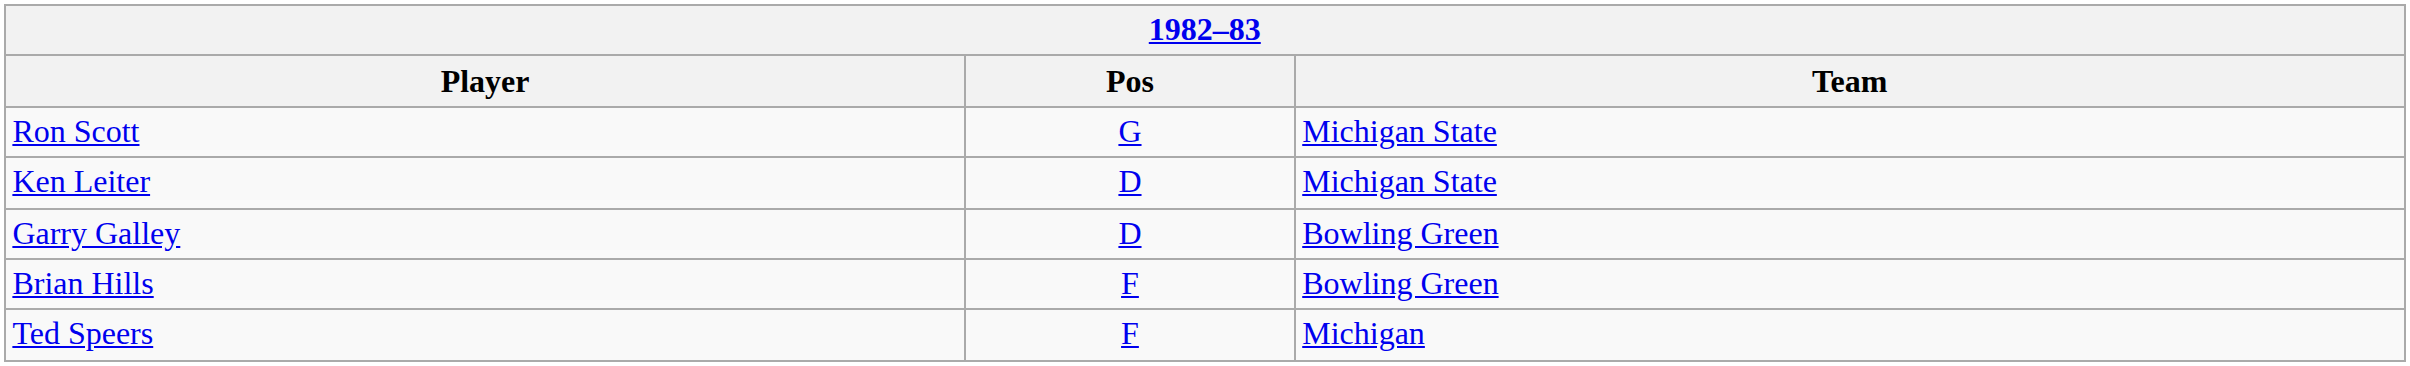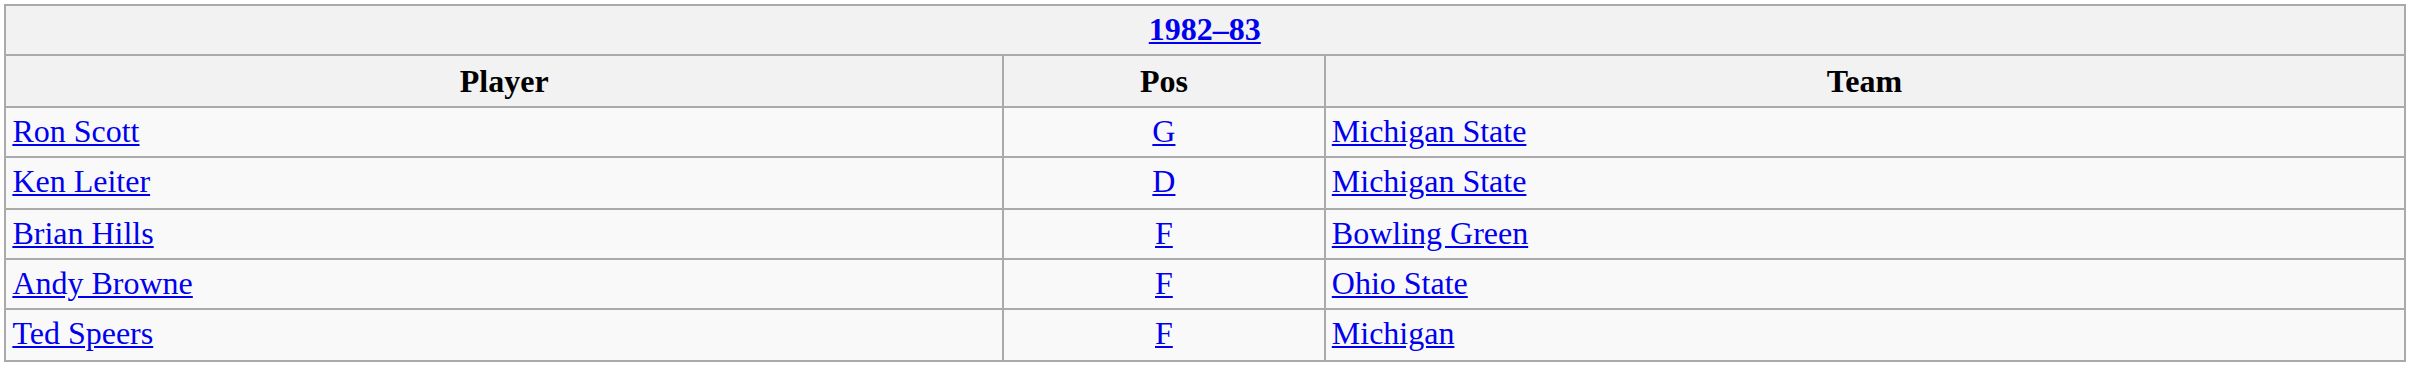- row: (96, 232)
+ row: (103, 283)
